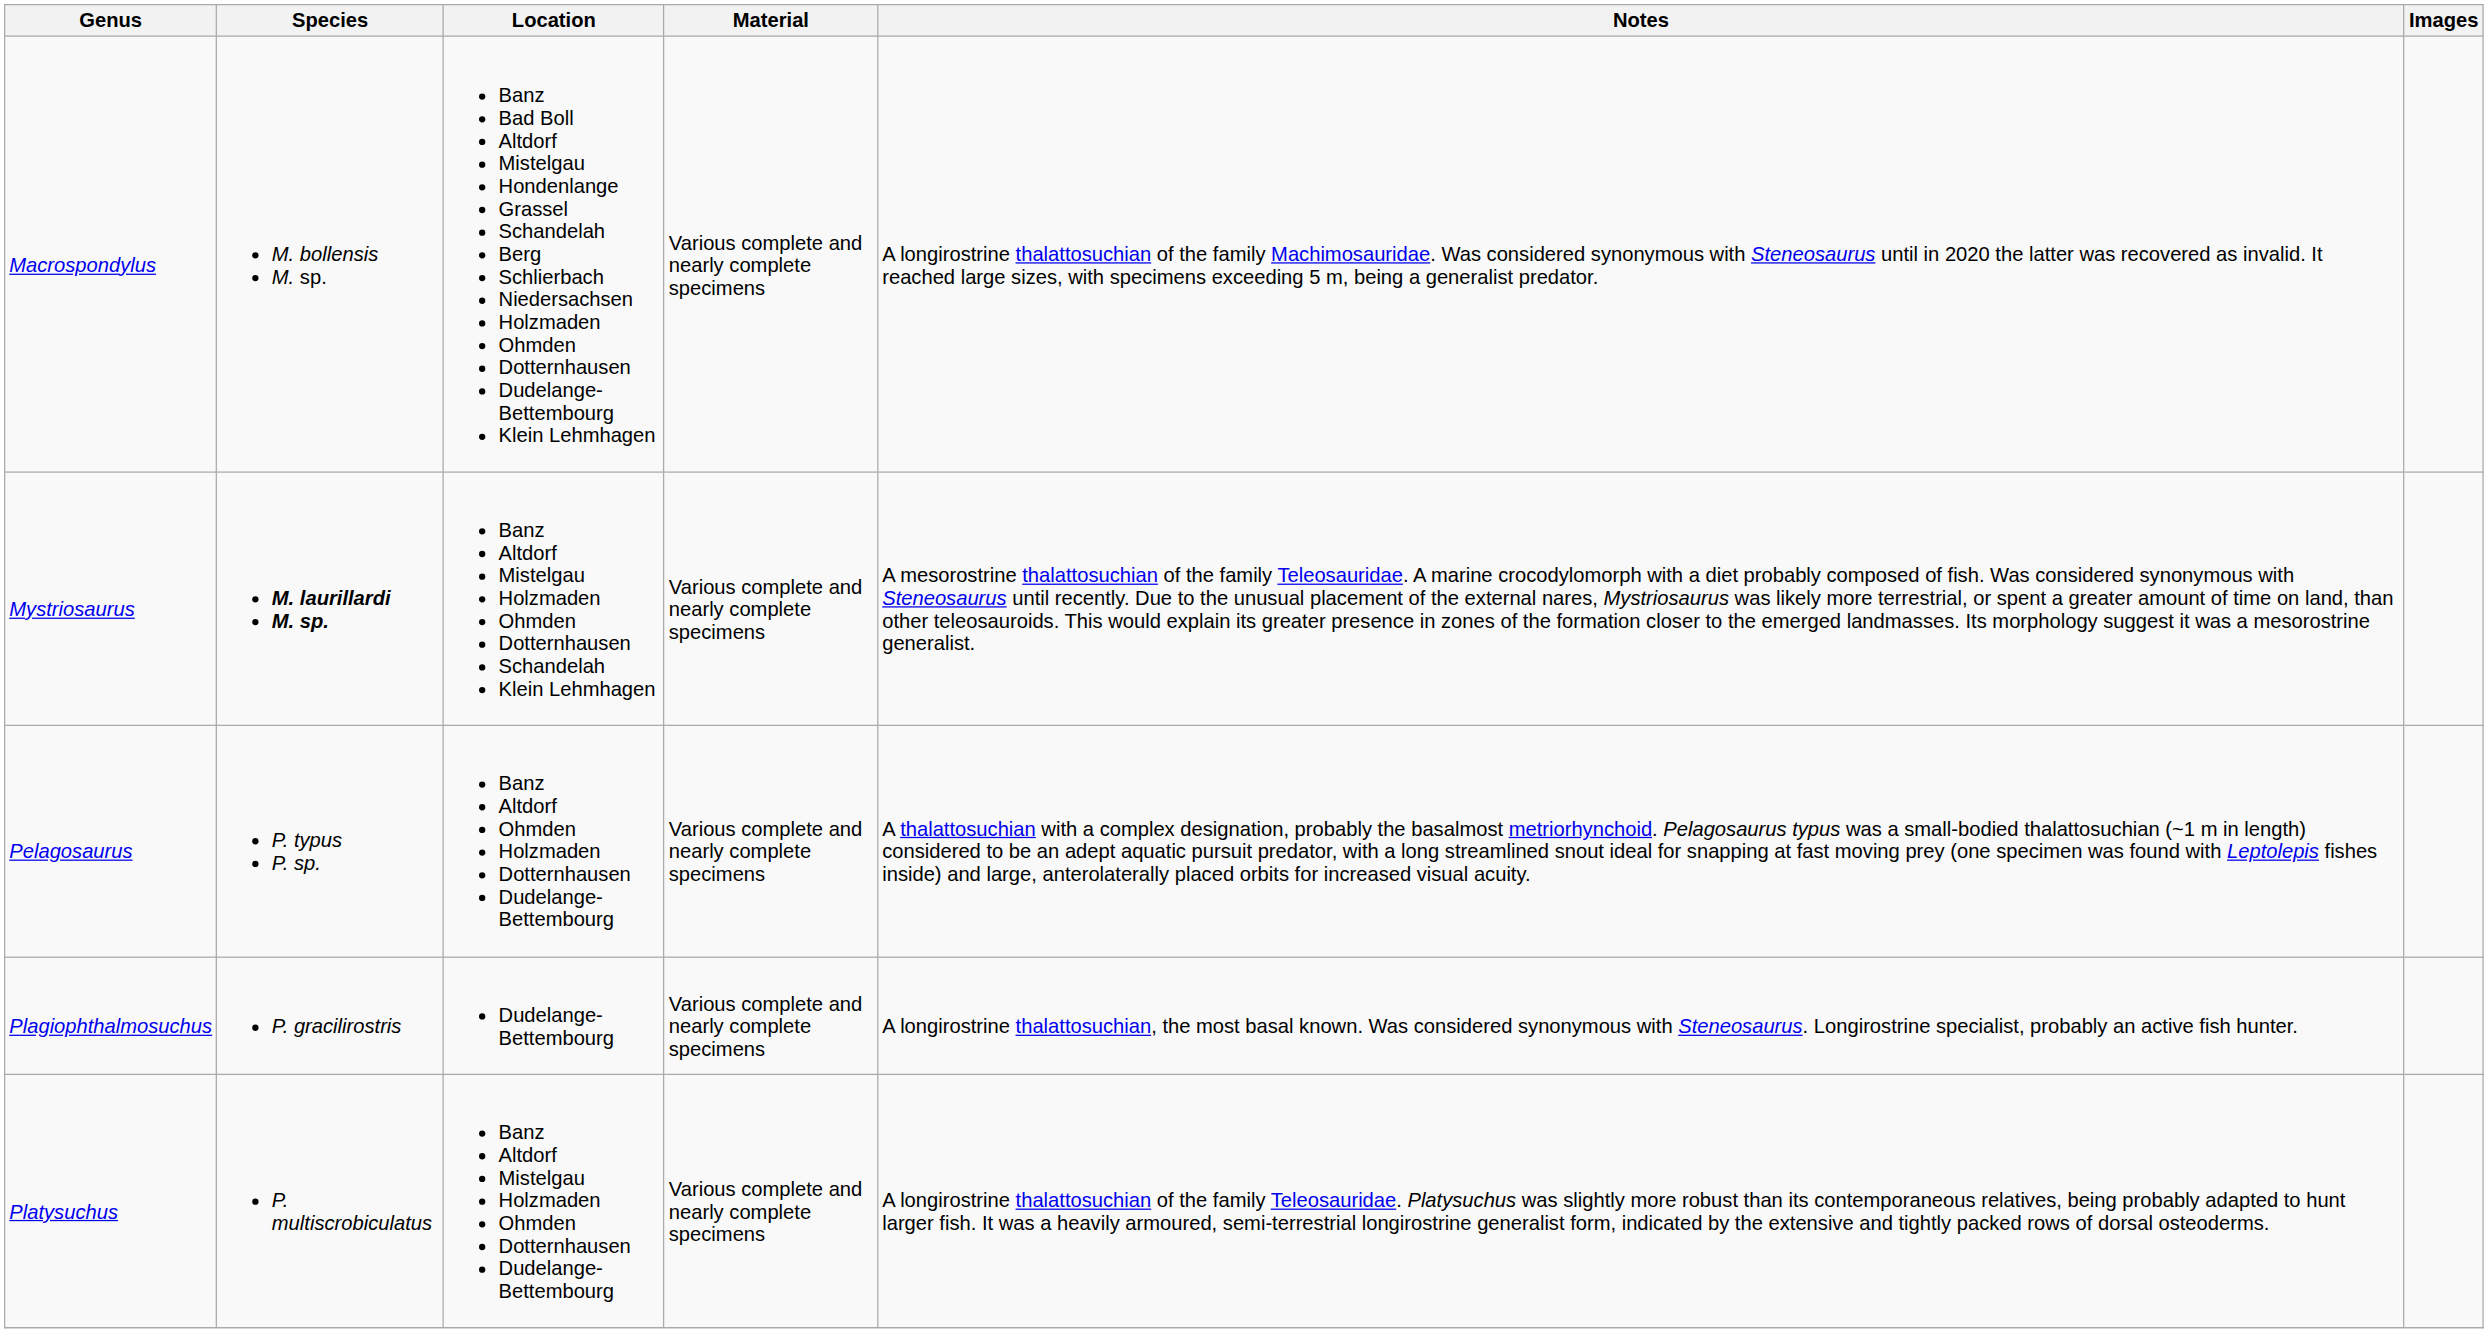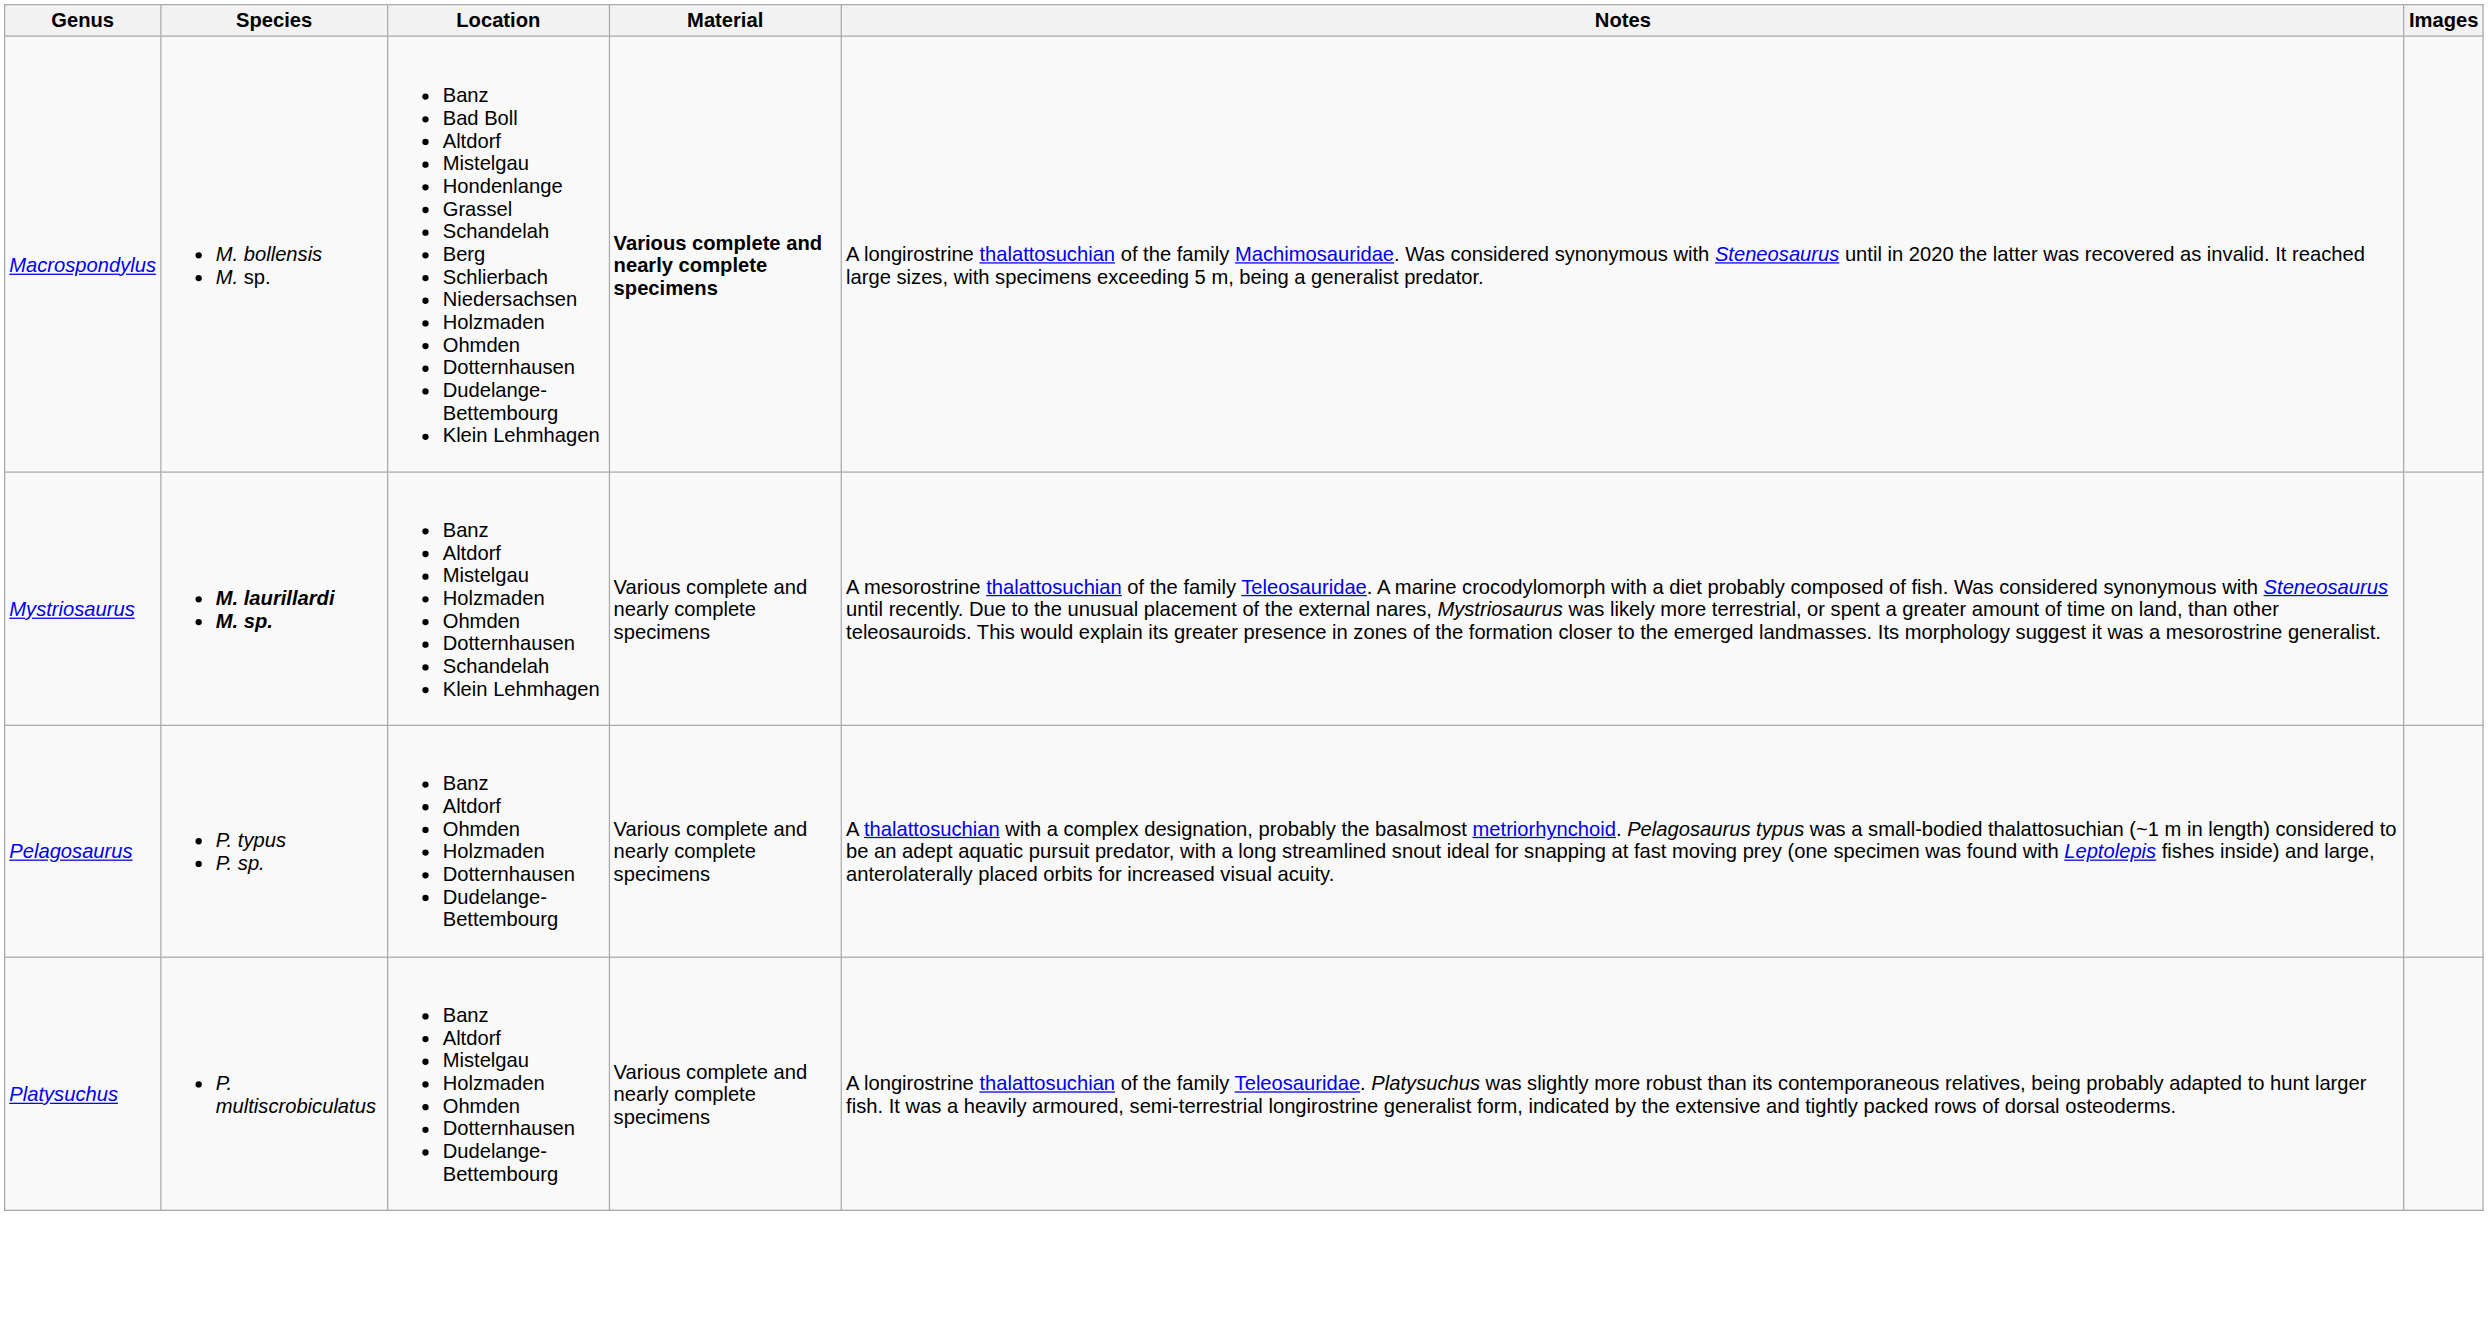(766, 265) normal -> (718, 265) bold
- row: (111, 1026)
